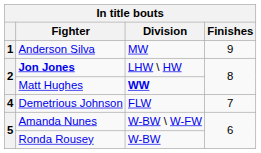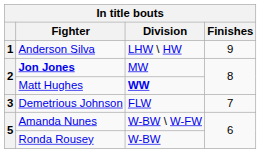(138, 49) MW -> (155, 49) LHW \ HW
(155, 67) LHW \ HW -> (138, 67) MW
(10, 103) 4 -> (10, 103) 3
